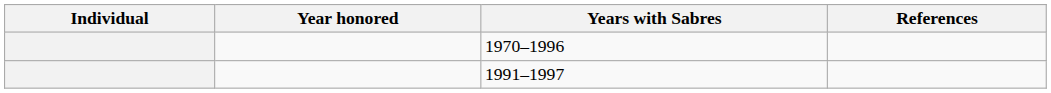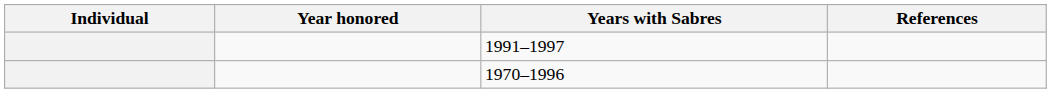rows swapped: (525, 46) <-> (525, 74)
